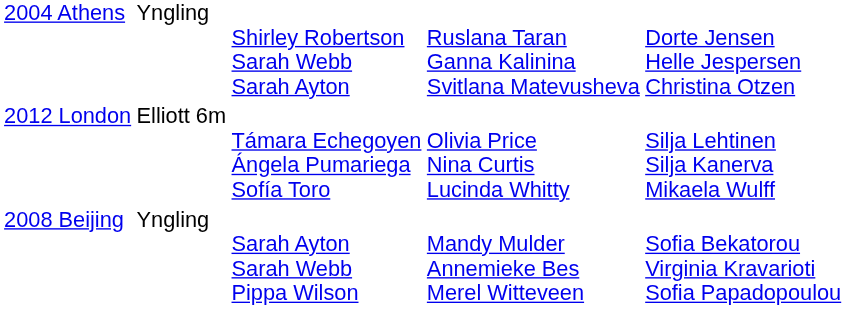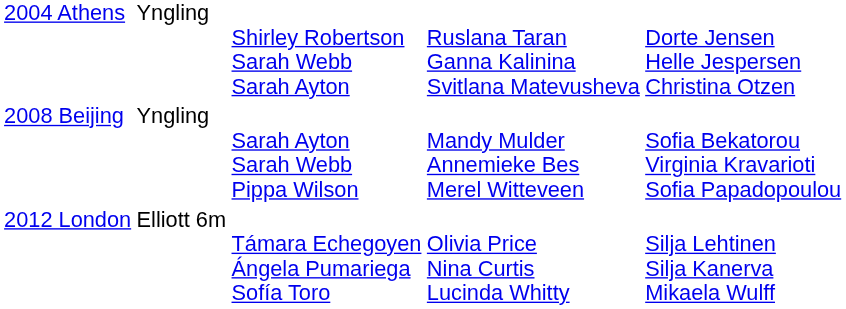rows swapped: (64, 219) <-> (68, 116)
